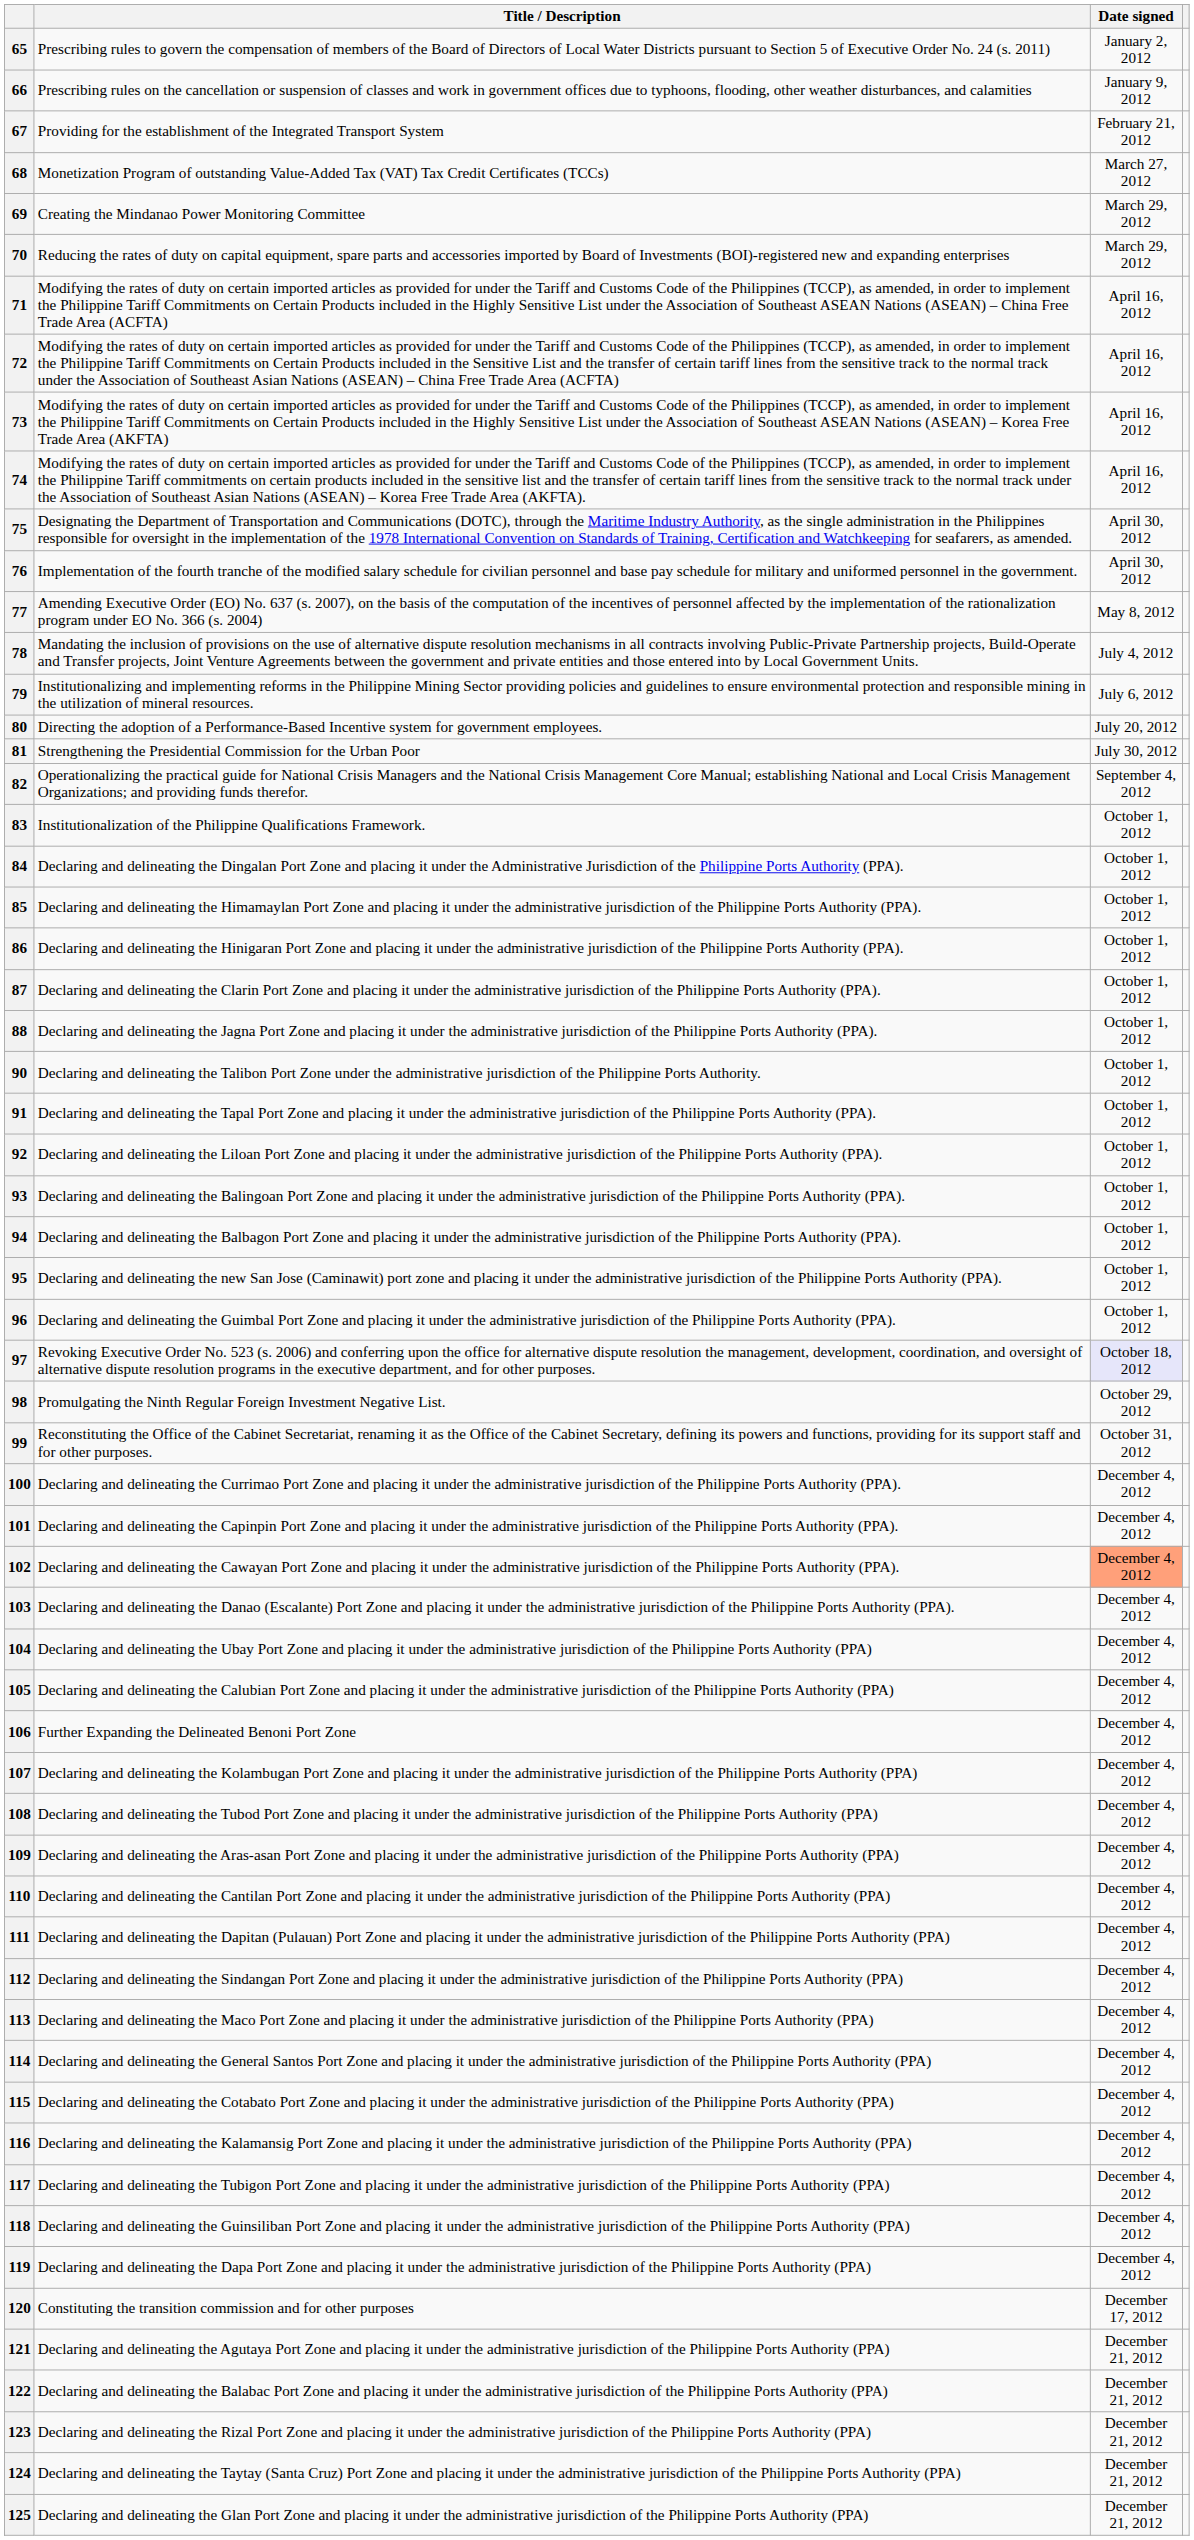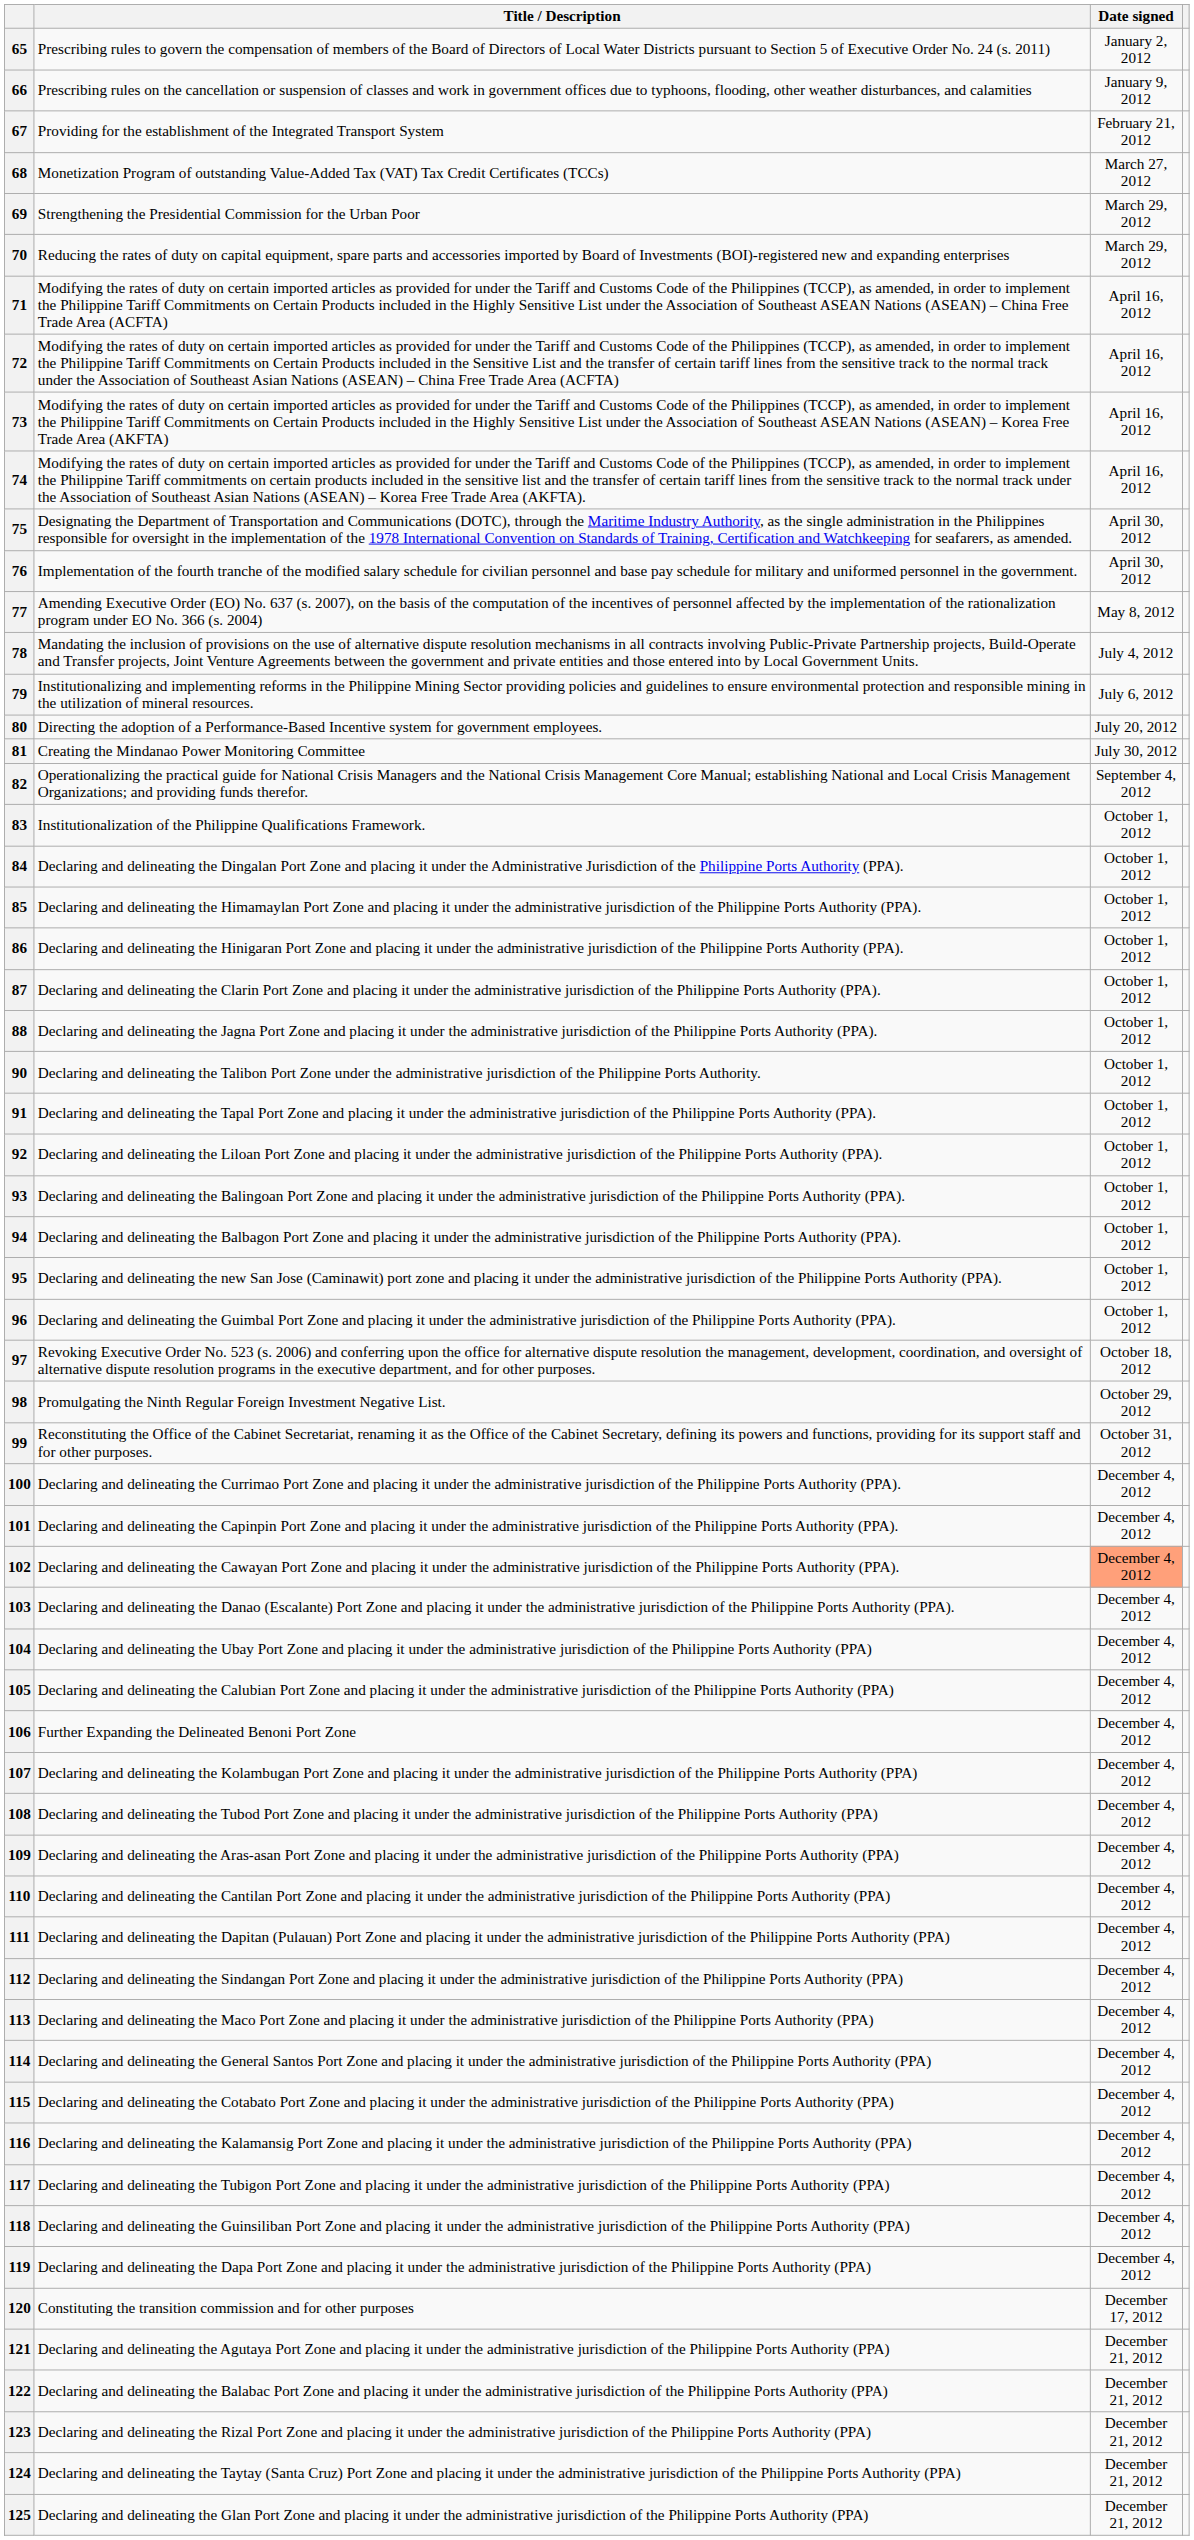(201, 214) Creating the Mindanao Power Monitoring Committee -> (229, 214) Strengthening the Presidential Commission for the Urban Poor
(229, 751) Strengthening the Presidential Commission for the Urban Poor -> (201, 751) Creating the Mindanao Power Monitoring Committee
(1136, 1360) lavender background -> (1136, 1360) no background
